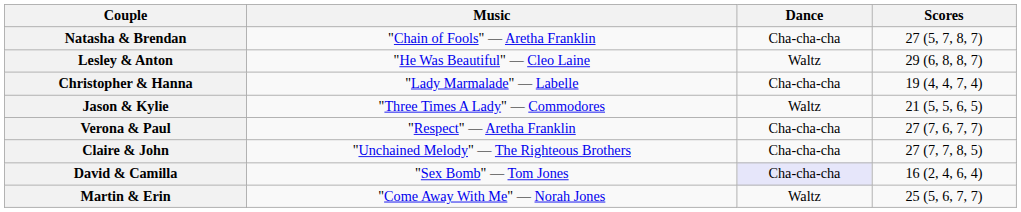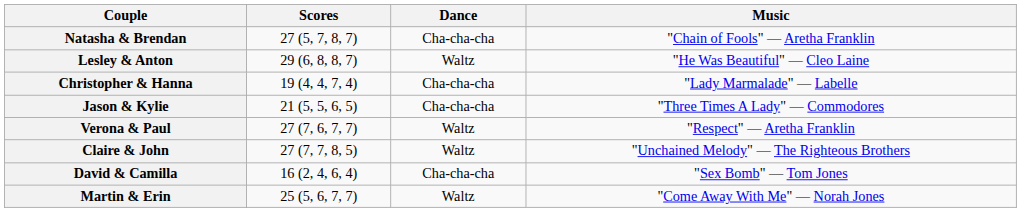columns swapped: (944, 15) <-> (492, 15)
(804, 106) Waltz -> (458, 106) Cha-cha-cha
(804, 128) Cha-cha-cha -> (458, 128) Waltz
(804, 151) Cha-cha-cha -> (458, 151) Waltz
(804, 173) lavender background -> (458, 173) no background
